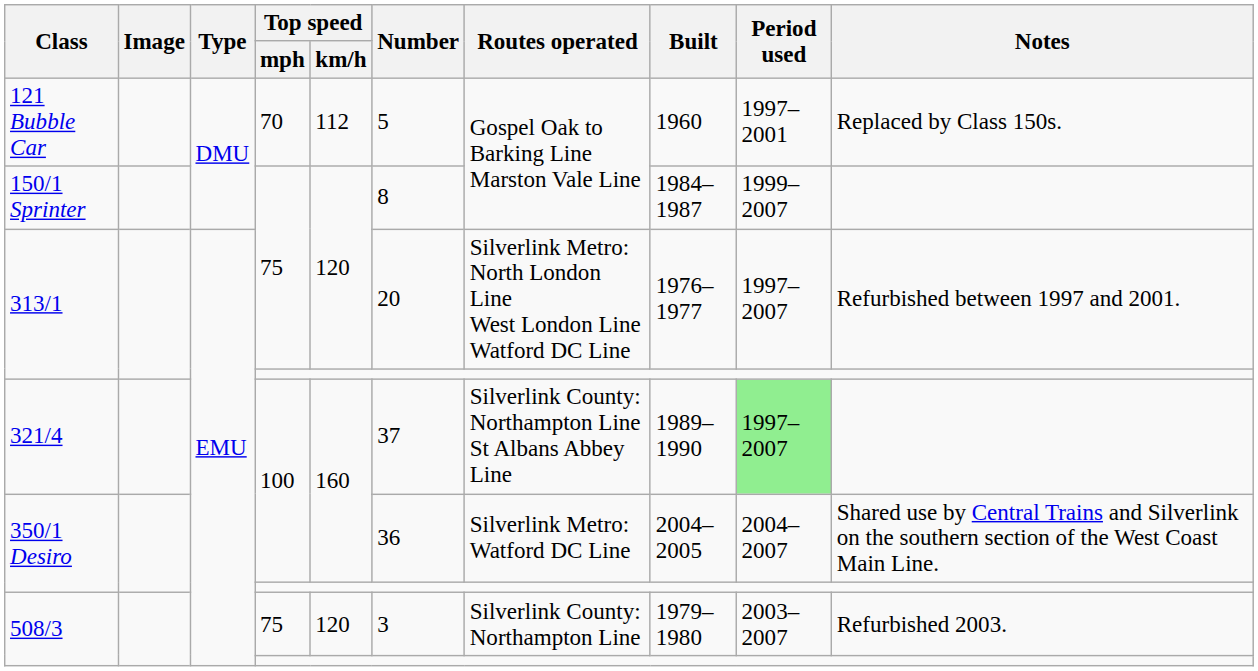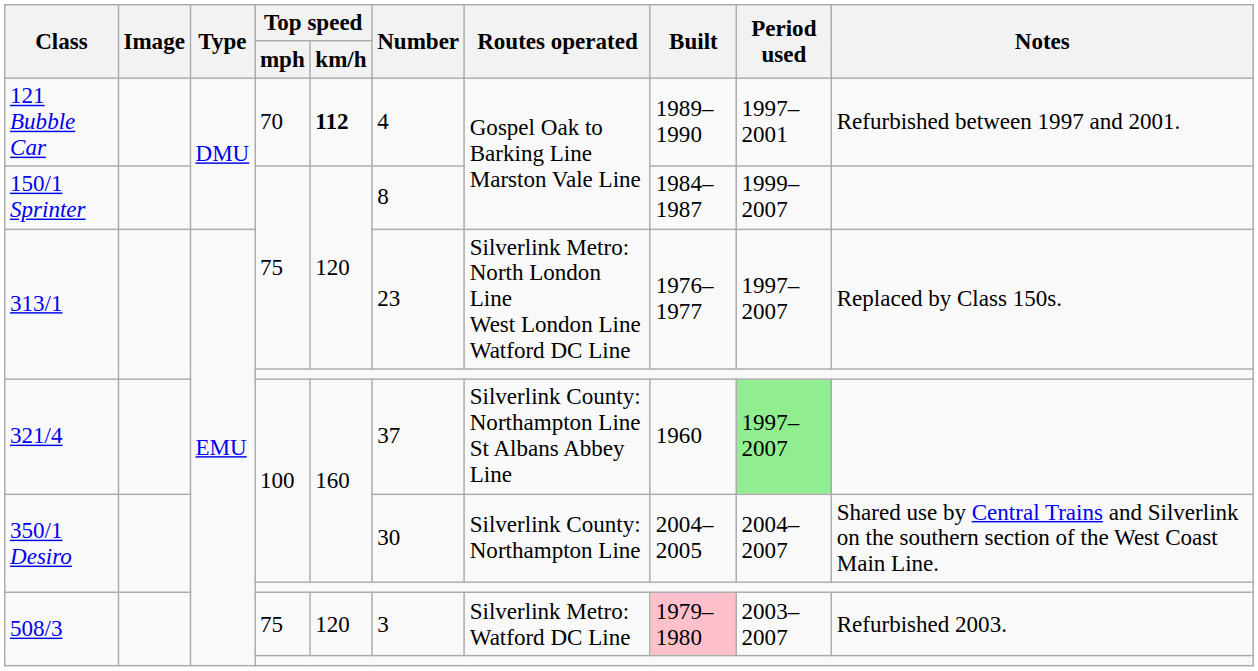(332, 121) normal -> (332, 121) bold
(383, 121) 5 -> (383, 121) 4
(679, 121) 1960 -> (685, 121) 1989–1990
(949, 121) Replaced by Class 150s. -> (1009, 121) Refurbished between 1997 and 2001.
(389, 298) 20 -> (389, 298) 23
(1009, 298) Refurbished between 1997 and 2001. -> (949, 298) Replaced by Class 150s.
(685, 436) 1989–1990 -> (679, 436) 1960
(389, 537) 36 -> (389, 537) 30
(550, 537) Silverlink Metro: Watford DC Line -> (555, 537) Silverlink County: Northampton Line
(555, 623) Silverlink County: Northampton Line -> (550, 623) Silverlink Metro: Watford DC Line
(685, 623) no background -> (685, 623) pink background
